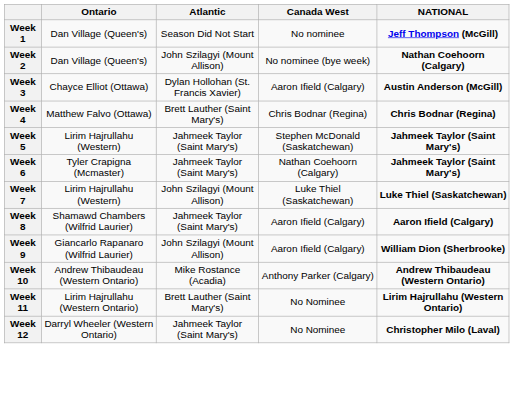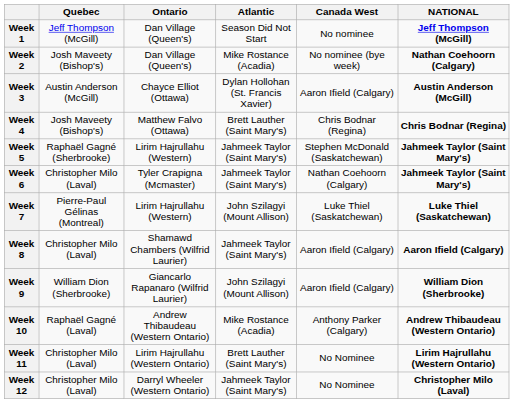+ column: (81, 12)
(207, 60) John Szilagyi (Mount Allison) -> (256, 60) Mike Rostance (Acadia)
